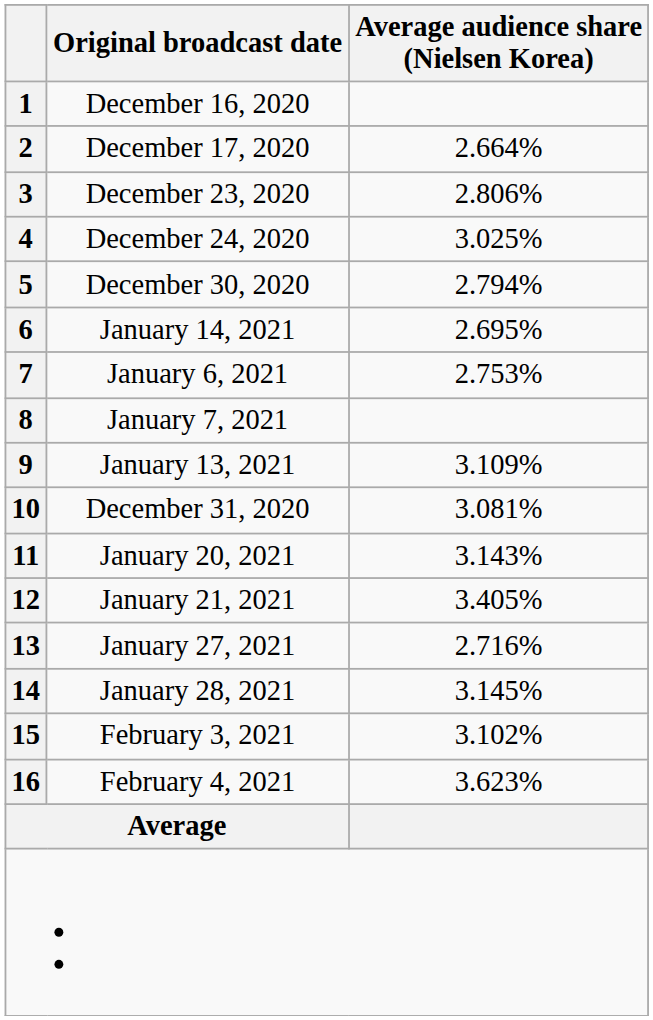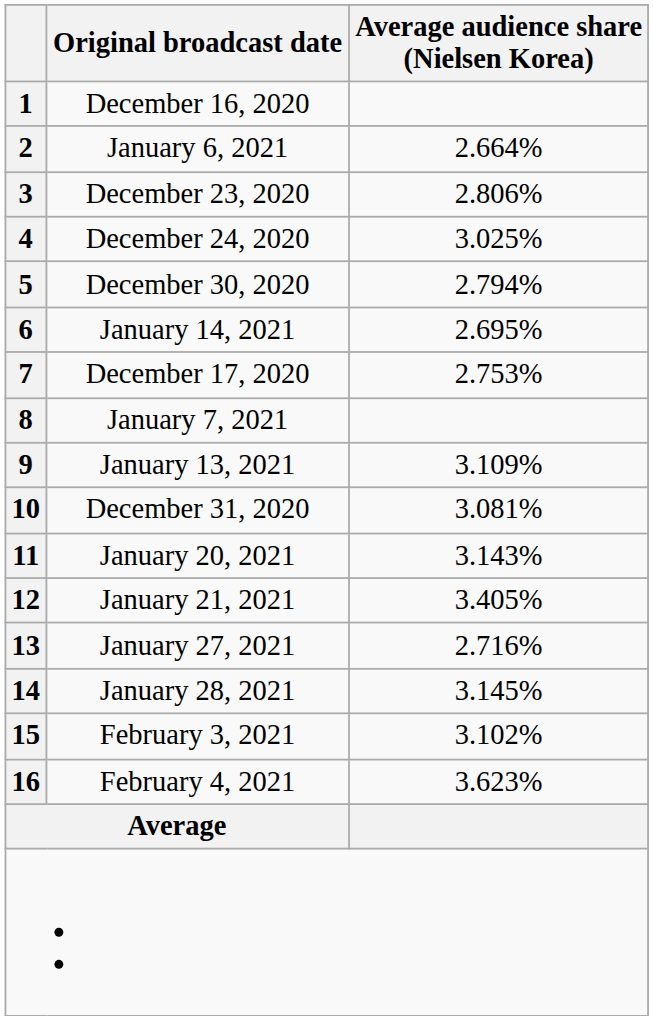(198, 148) December 17, 2020 -> (198, 148) January 6, 2021
(198, 374) January 6, 2021 -> (198, 374) December 17, 2020
